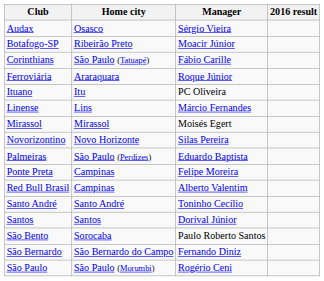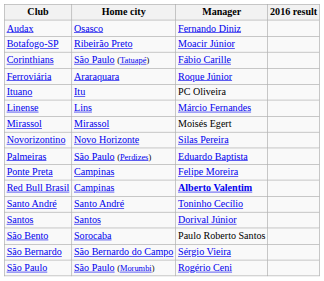(205, 28) Sérgio Vieira -> (210, 28) Fernando Diniz
(213, 188) normal -> (215, 188) bold
(210, 252) Fernando Diniz -> (205, 252) Sérgio Vieira
